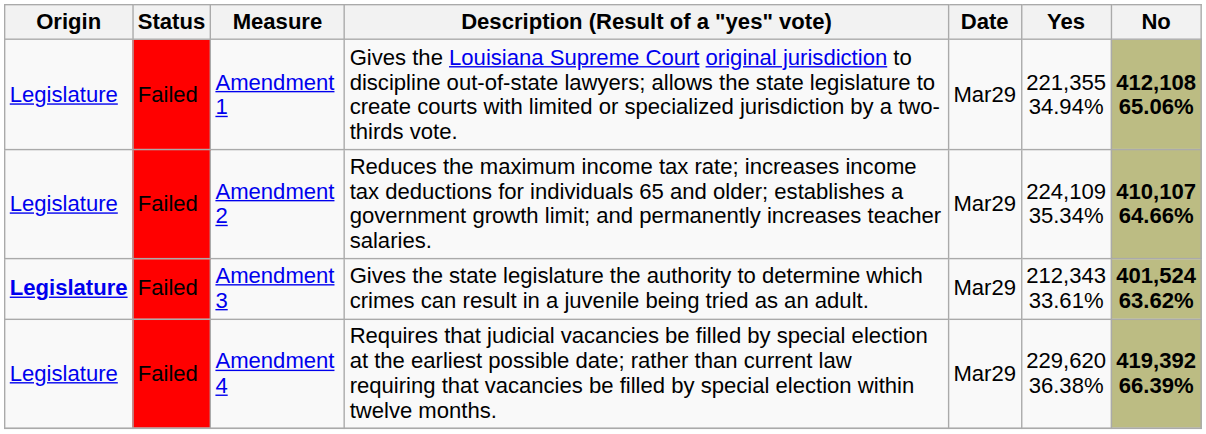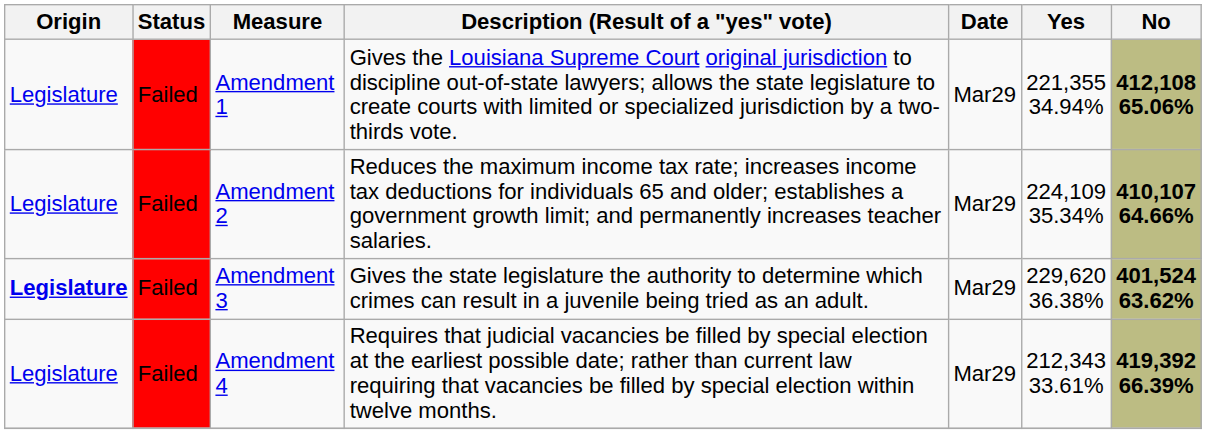(1066, 288) 212,343 33.61% -> (1066, 288) 229,620 36.38%
(1066, 373) 229,620 36.38% -> (1066, 373) 212,343 33.61%
